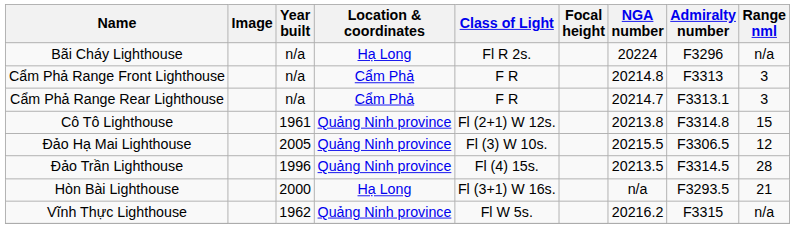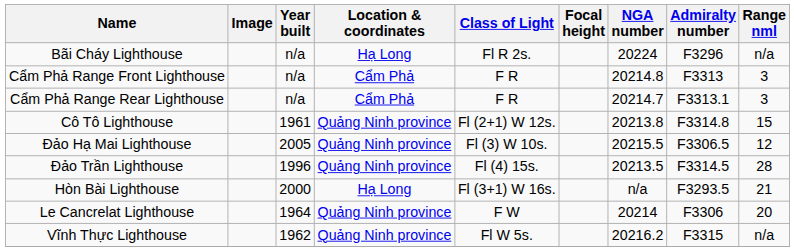+ row: (117, 212)
